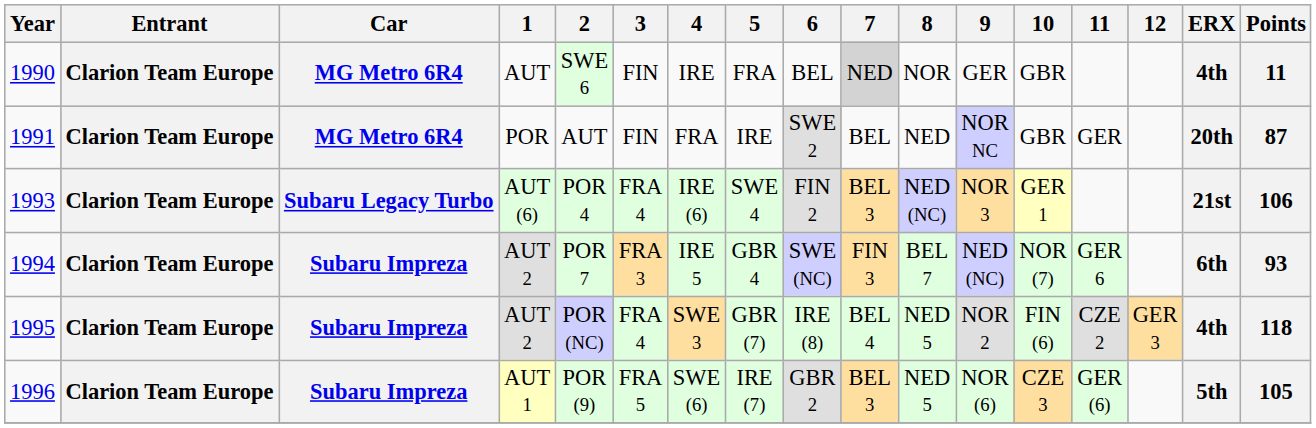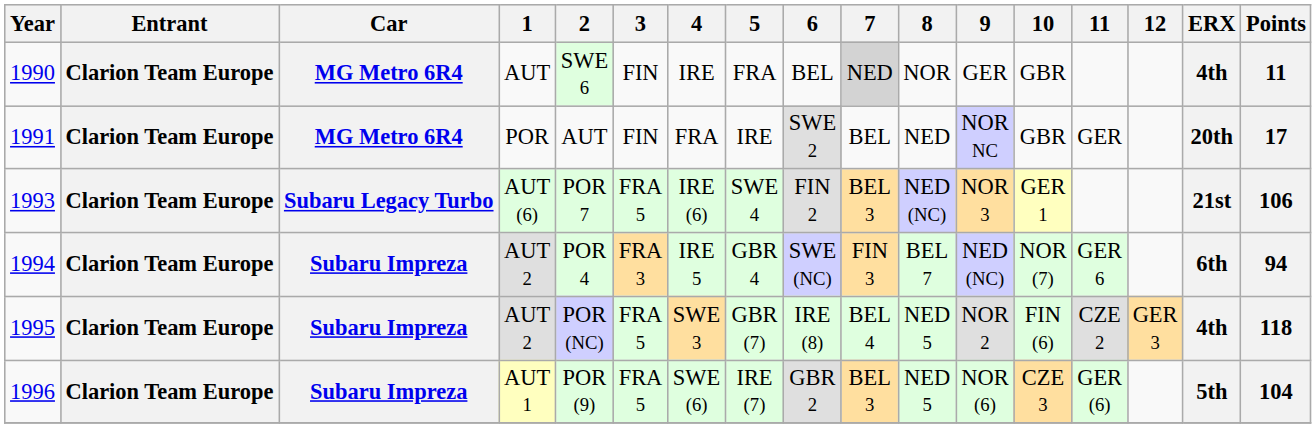(1276, 137) 87 -> (1276, 137) 17
(584, 200) POR 4 -> (584, 200) POR 7
(641, 200) FRA 4 -> (641, 200) FRA 5
(584, 264) POR 7 -> (584, 264) POR 4
(1276, 264) 93 -> (1276, 264) 94
(641, 328) FRA 4 -> (641, 328) FRA 5
(1276, 391) 105 -> (1276, 391) 104
